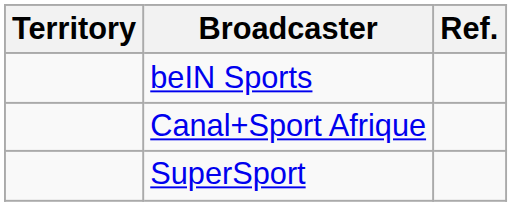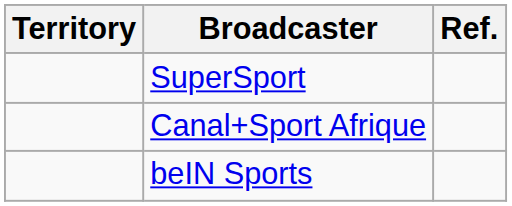rows swapped: (228, 175) <-> (231, 77)
